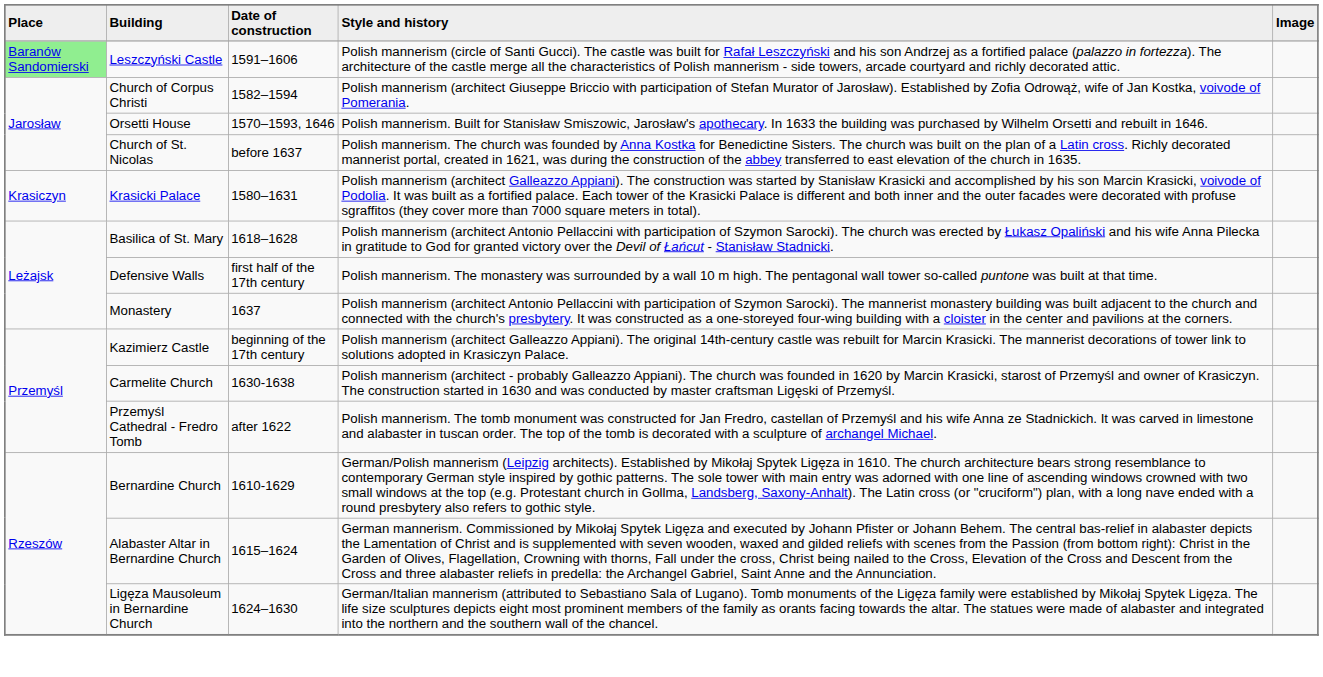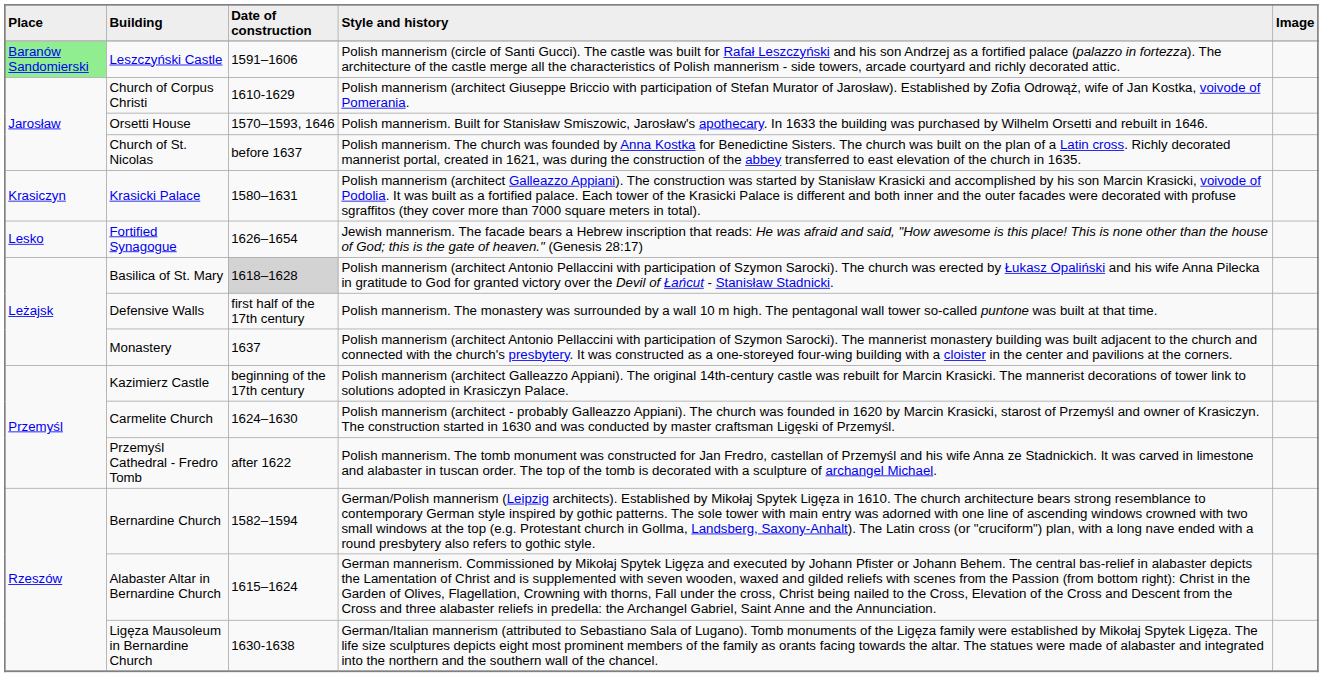(264, 95) 1582–1594 -> (263, 95) 1610-1629
+ row: (143, 239)
(264, 239) no background -> (264, 275) lightgrey background
(263, 383) 1630-1638 -> (264, 419) 1624–1630
(263, 485) 1610-1629 -> (264, 521) 1582–1594
(264, 609) 1624–1630 -> (263, 645) 1630-1638
